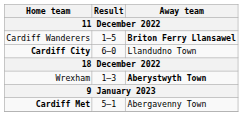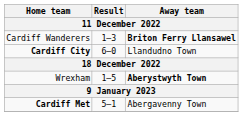(109, 38) 1–5 -> (109, 38) 1–3
(109, 78) 1–3 -> (109, 78) 1–5
